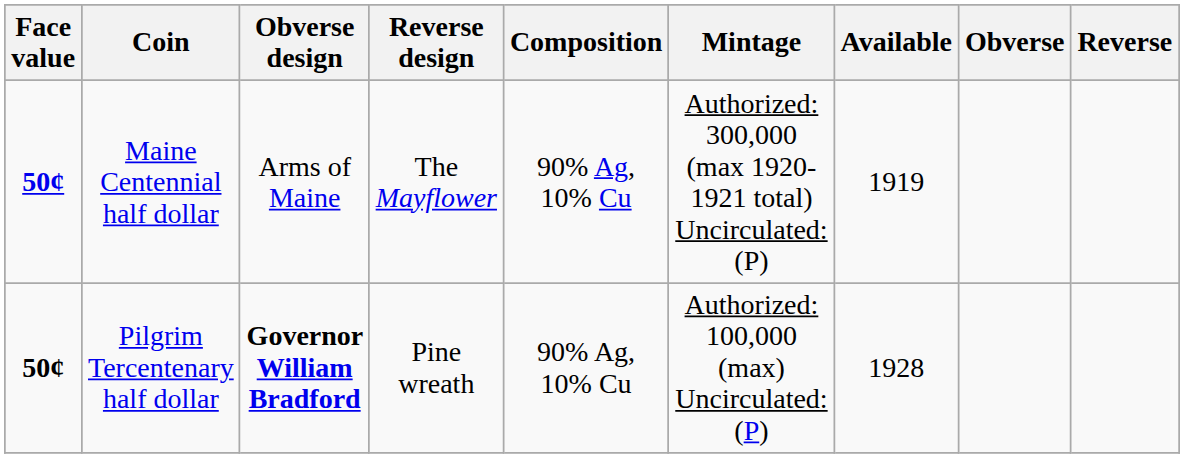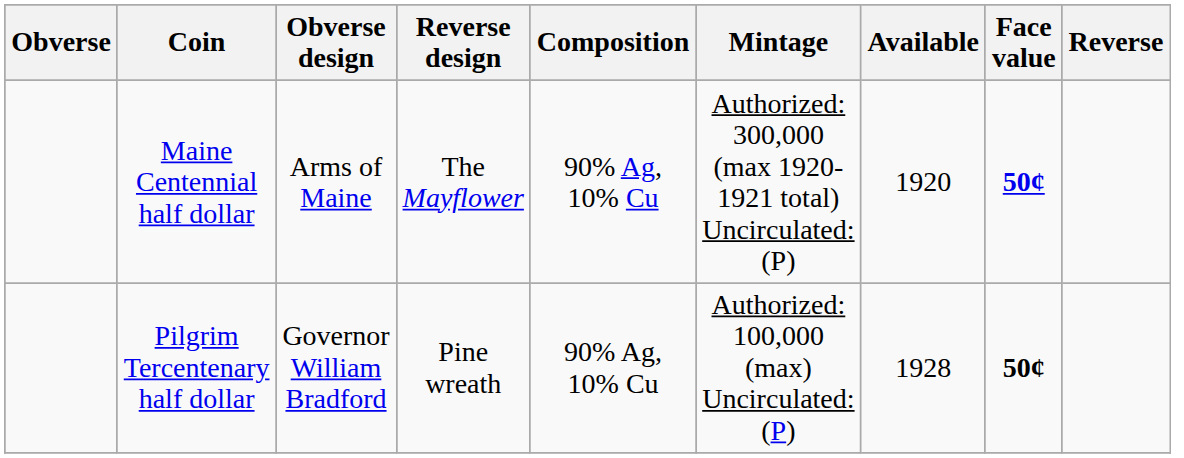columns swapped: (43, 42) <-> (1015, 42)
(896, 181) 1919 -> (923, 181) 1920
(305, 367) bold -> (336, 367) normal
